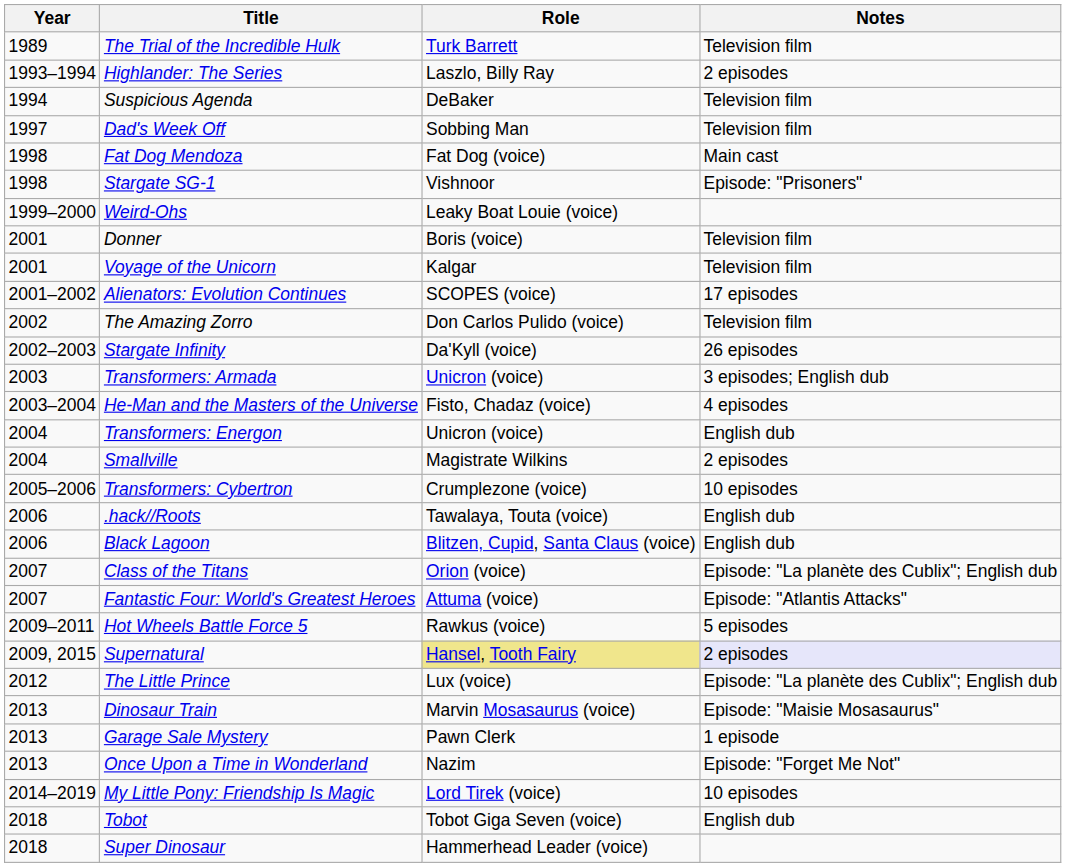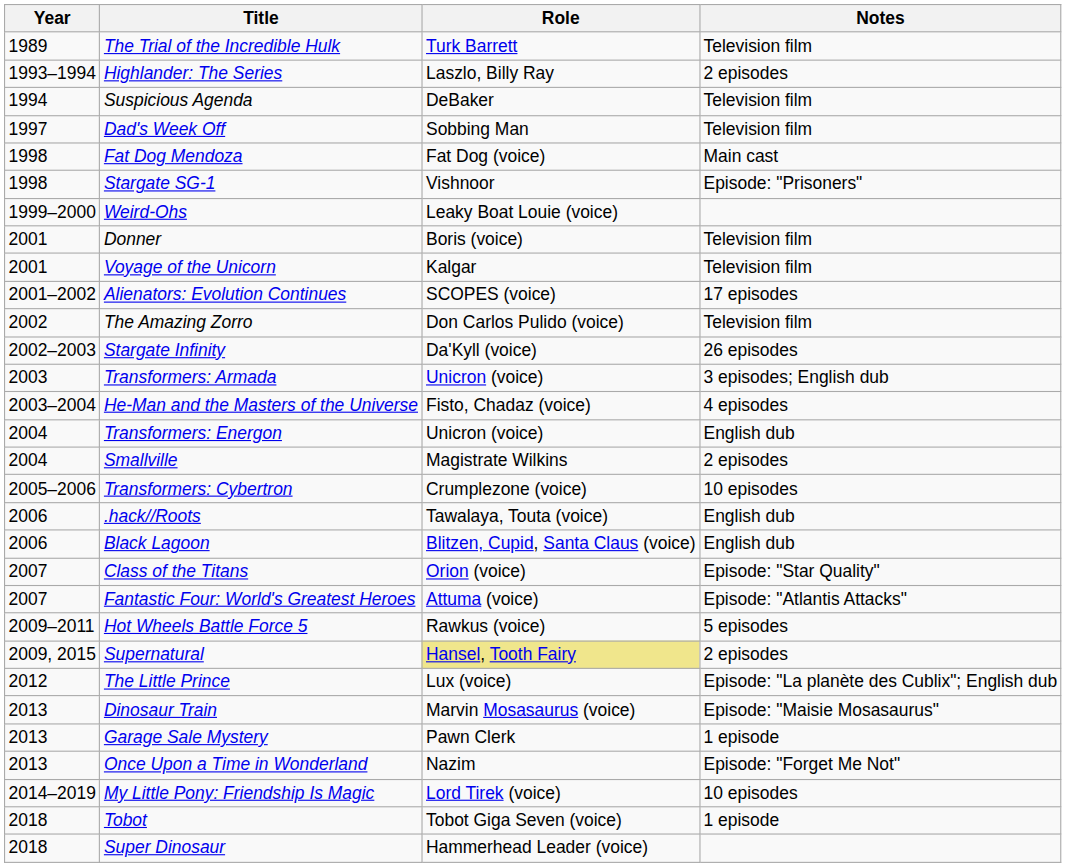(880, 571) Episode: "La planète des Cublix"; English dub -> (792, 571) Episode: "Star Quality"
(746, 654) lavender background -> (746, 654) no background
(749, 820) English dub -> (741, 820) 1 episode
